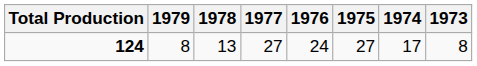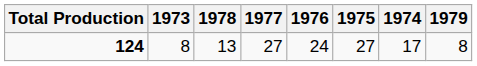columns swapped: (171, 18) <-> (449, 18)
